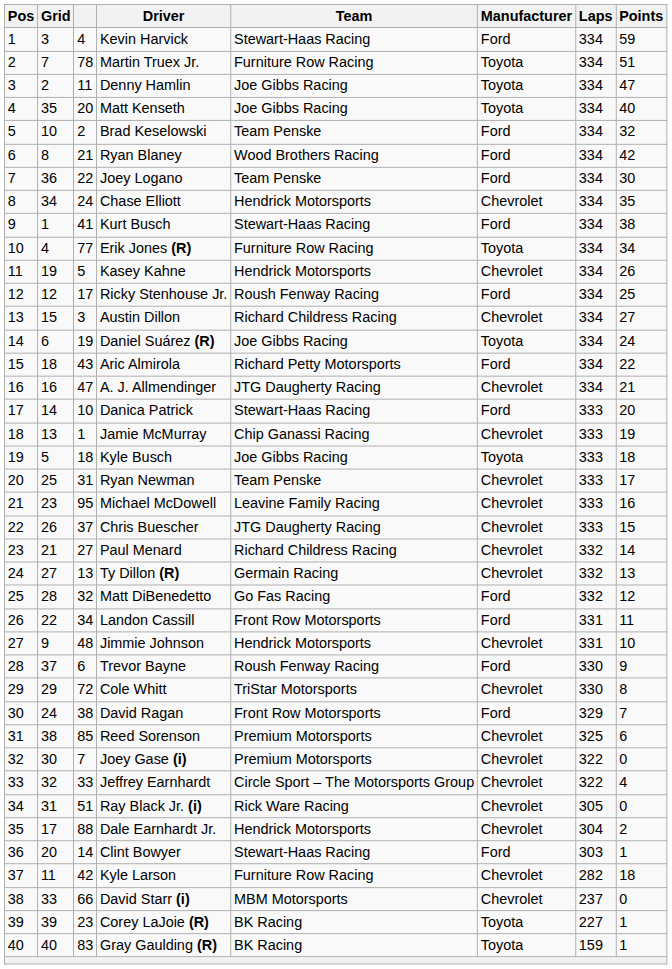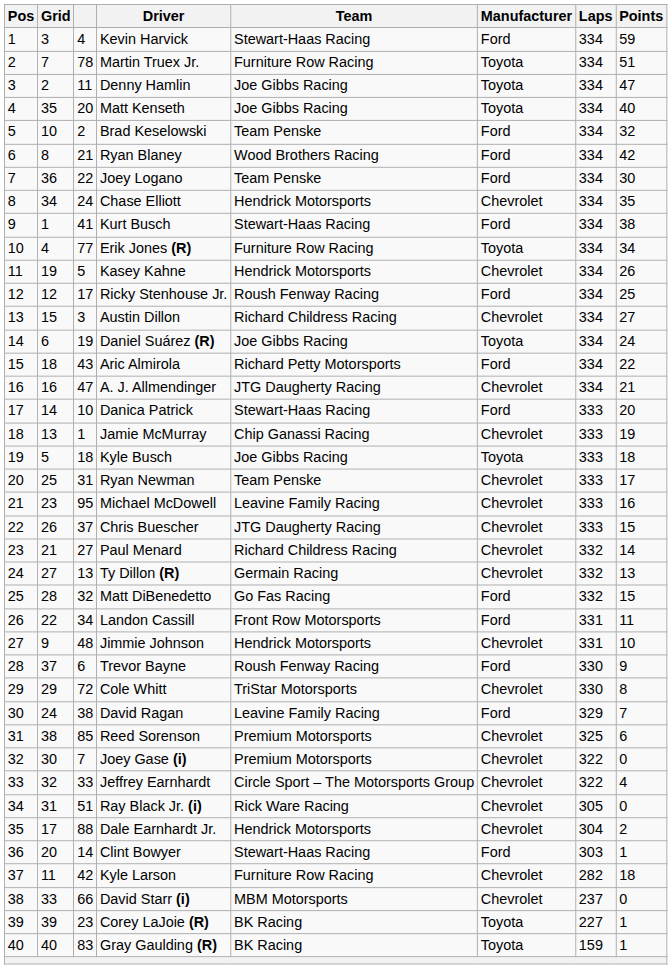(627, 596) 12 -> (627, 596) 15
(307, 712) Front Row Motorsports -> (307, 712) Leavine Family Racing
